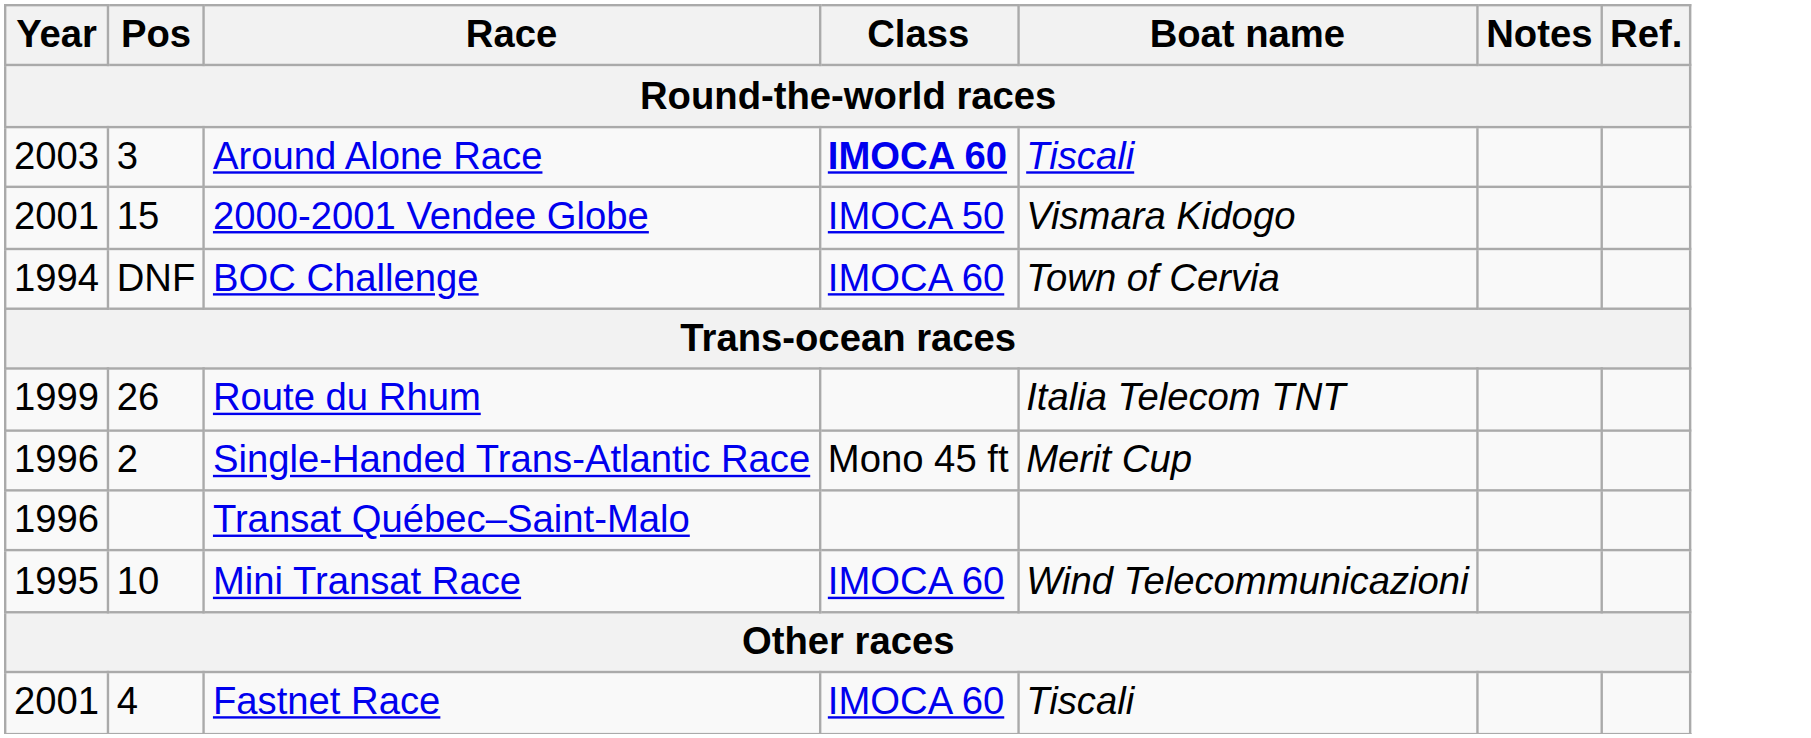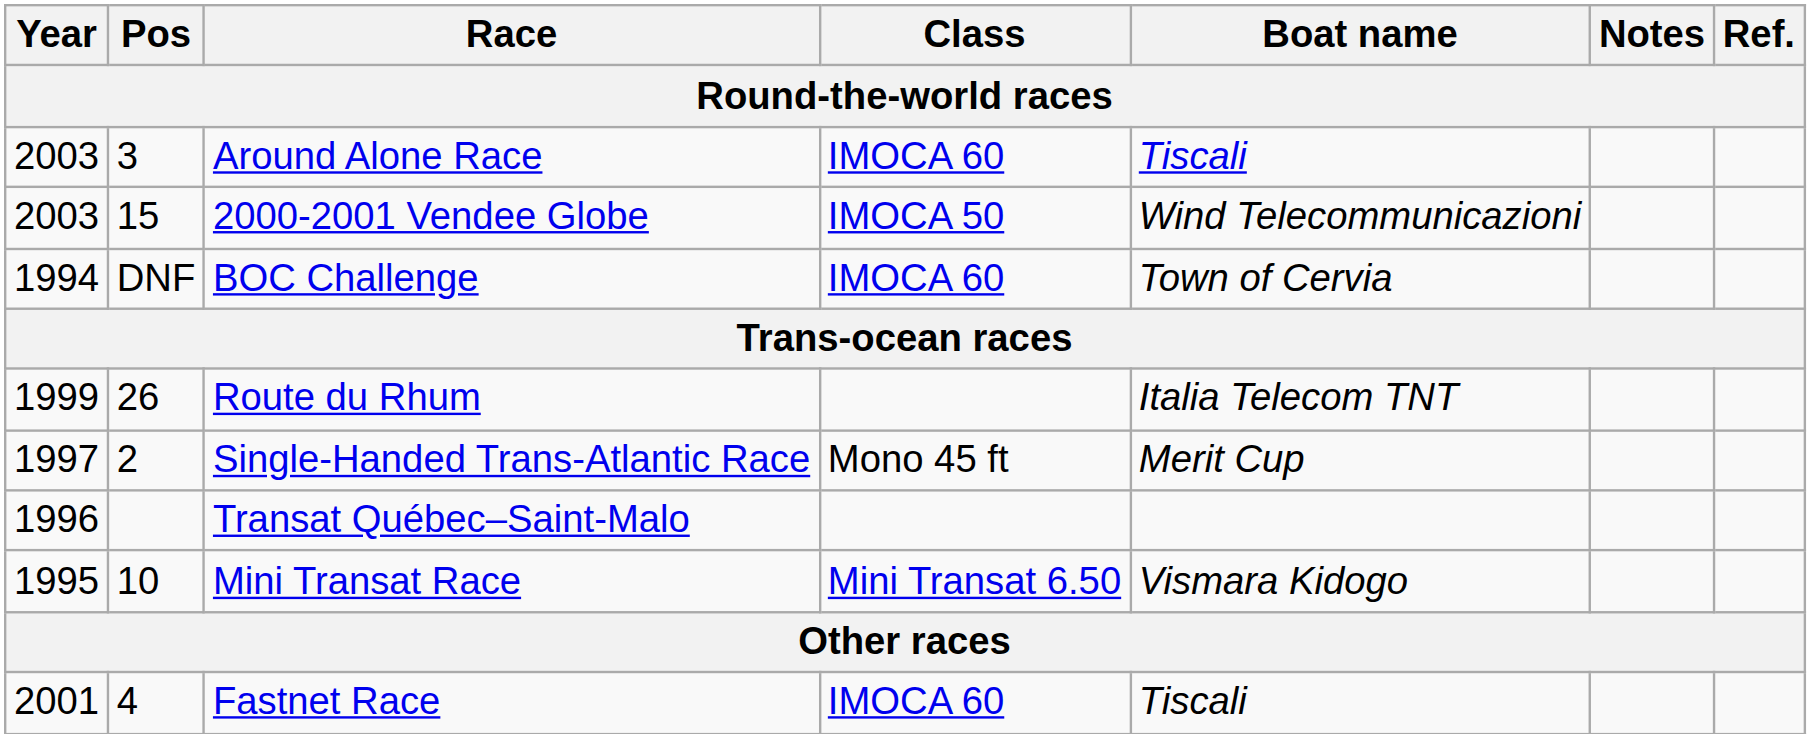(917, 156) bold -> (916, 156) normal
(57, 216) 2001 -> (57, 216) 2003
(1161, 216) Vismara Kidogo -> (1360, 216) Wind Telecommunicazioni
(57, 459) 1996 -> (57, 459) 1997
(916, 580) IMOCA 60 -> (975, 580) Mini Transat 6.50
(1247, 580) Wind Telecommunicazioni -> (1273, 580) Vismara Kidogo
